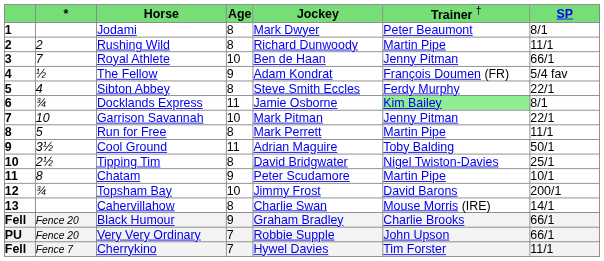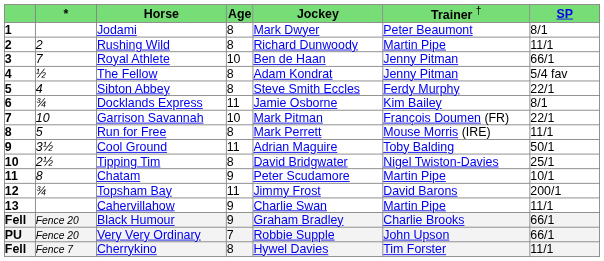(230, 73) 9 -> (230, 73) 8
(446, 73) François Doumen (FR) -> (421, 73) Jenny Pitman
(412, 103) lightgreen background -> (412, 103) no background
(421, 117) Jenny Pitman -> (446, 117) François Doumen (FR)
(415, 132) Martin Pipe -> (437, 132) Mouse Morris (IRE)
(234, 190) 10 -> (233, 190) 11
(230, 205) 8 -> (230, 205) 9
(437, 205) Mouse Morris (IRE) -> (415, 205) Martin Pipe
(542, 205) 14/1 -> (542, 205) 11/1
(230, 249) 7 -> (230, 249) 8
